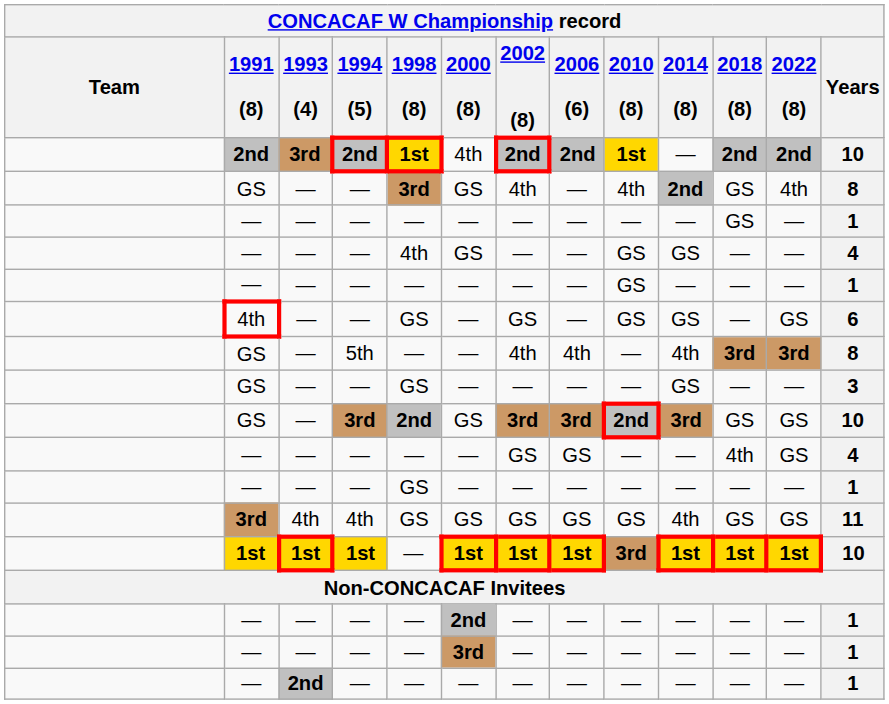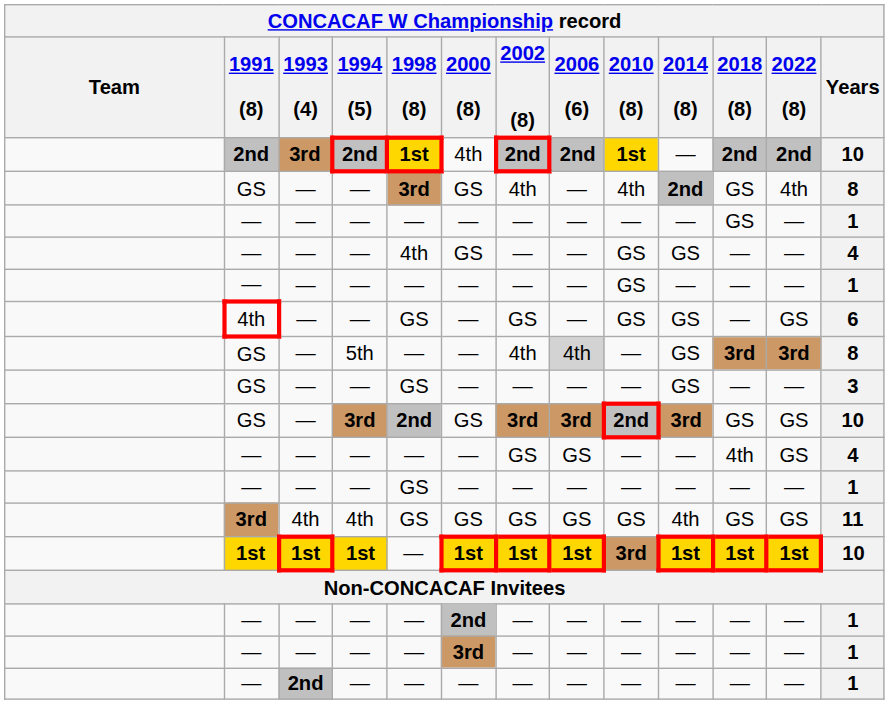(577, 354) no background -> (577, 354) lightgrey background
(685, 354) 4th -> (685, 354) GS
